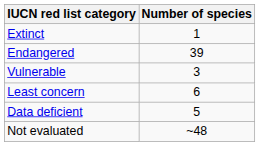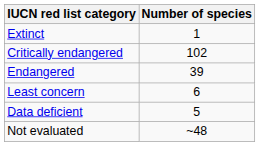+ row: (65, 53)
- row: (36, 72)
